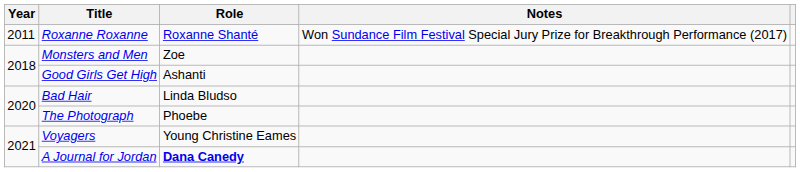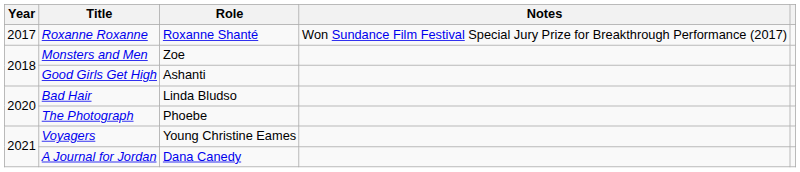(21, 34) 2011 -> (22, 34) 2017
(203, 156) bold -> (202, 156) normal
